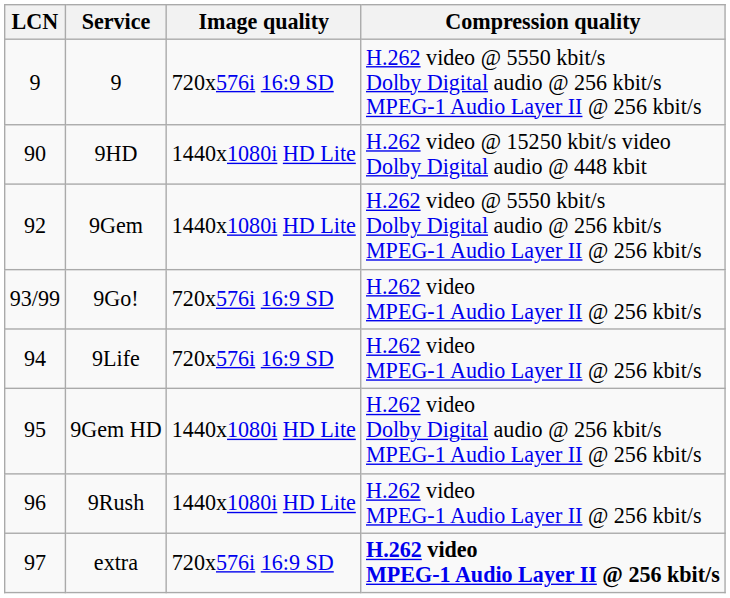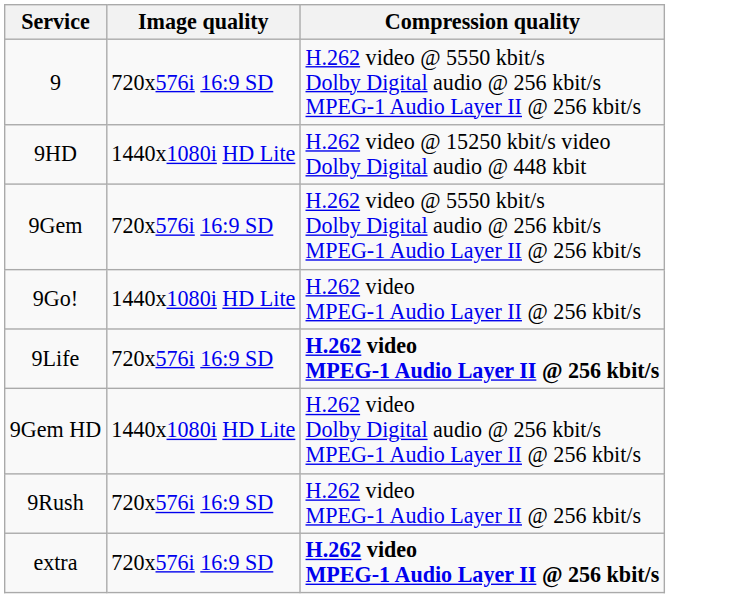- column: (35, 22)
(264, 226) 1440x1080i HD Lite -> (192, 226) 720x576i 16:9 SD
(253, 298) 720x576i 16:9 SD -> (203, 298) 1440x1080i HD Lite
(534, 358) normal -> (482, 358) bold
(264, 503) 1440x1080i HD Lite -> (192, 503) 720x576i 16:9 SD
